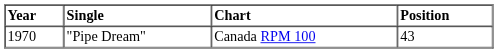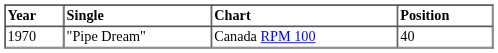(407, 36) 43 -> (407, 36) 40
